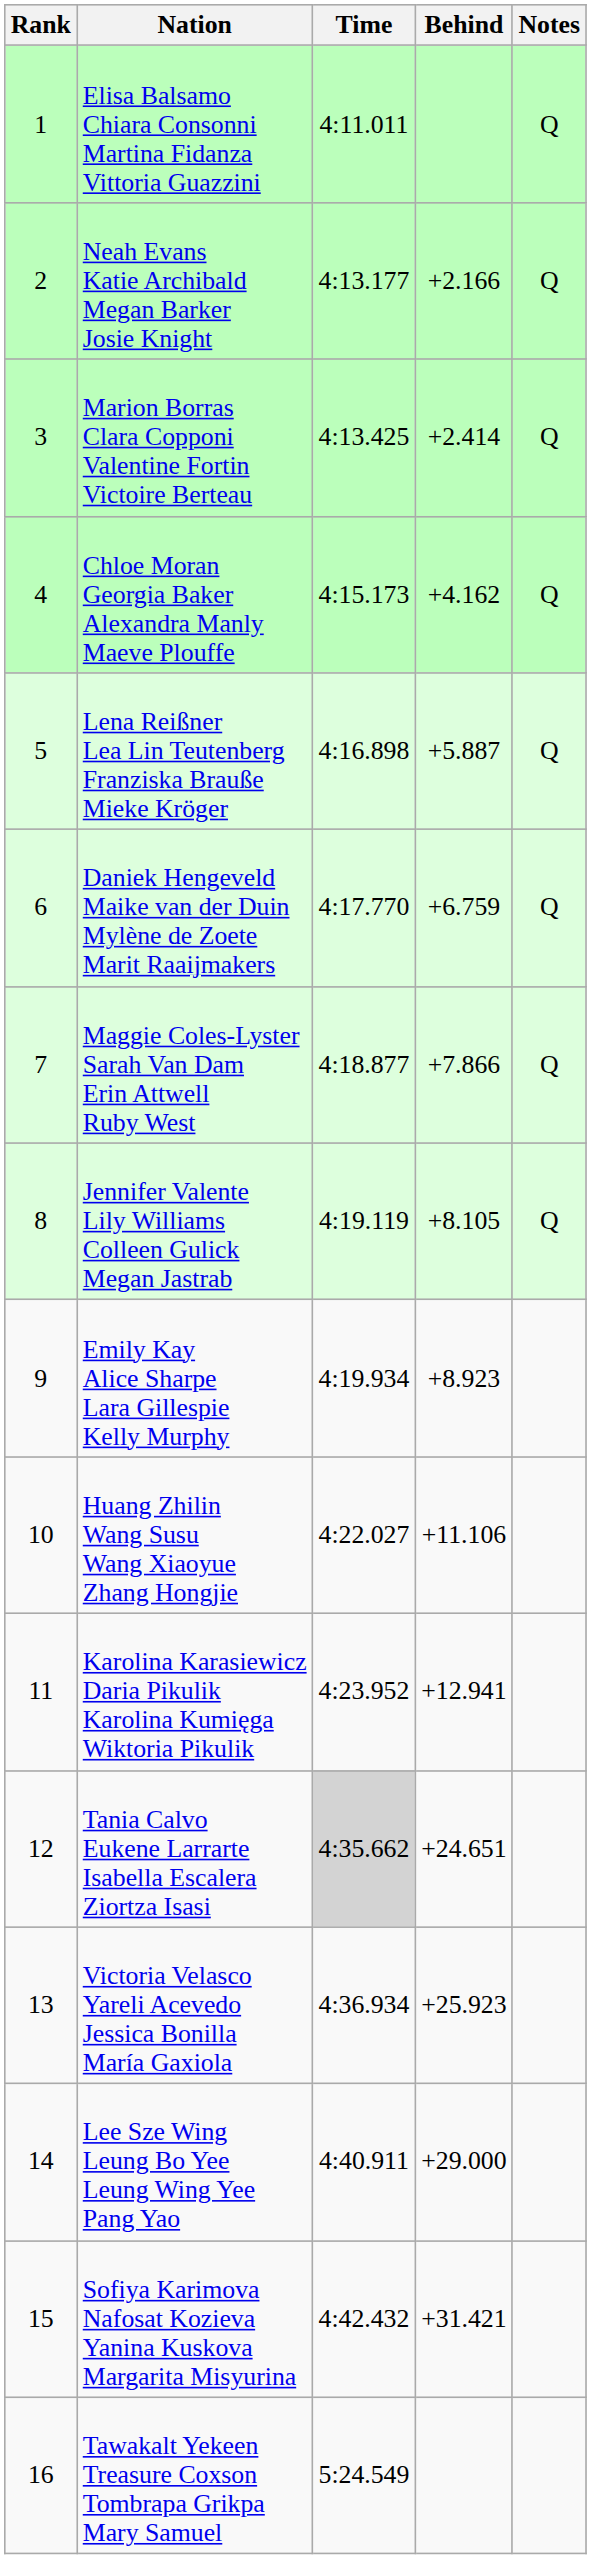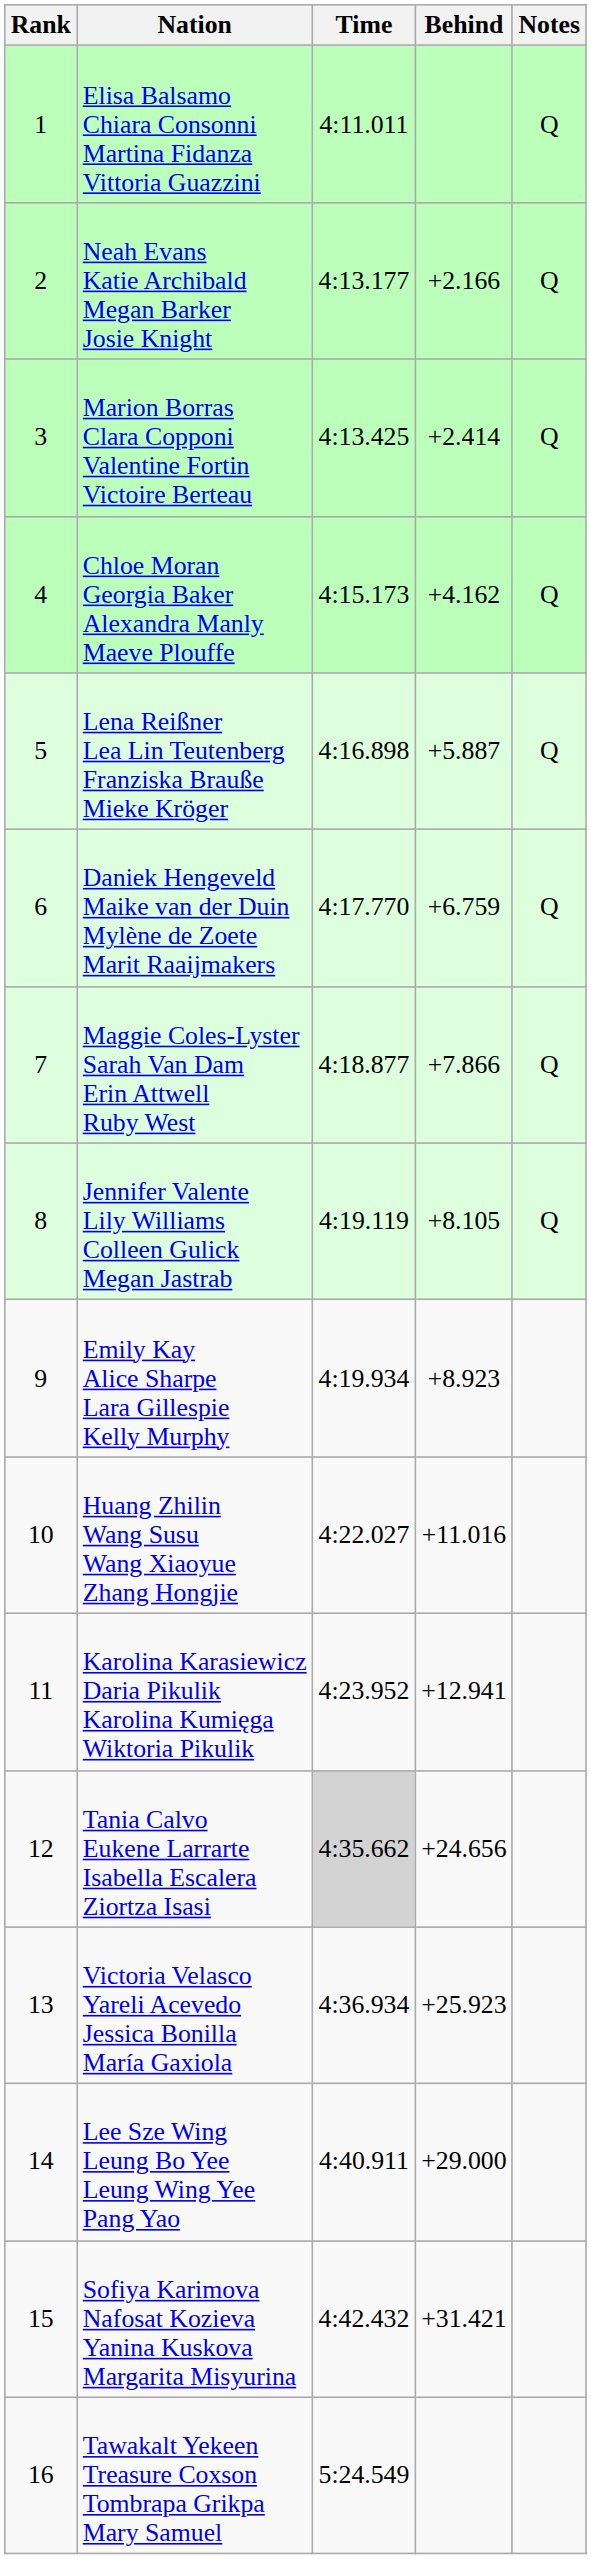(464, 1534) +11.106 -> (464, 1534) +11.016
(464, 1848) +24.651 -> (464, 1848) +24.656
